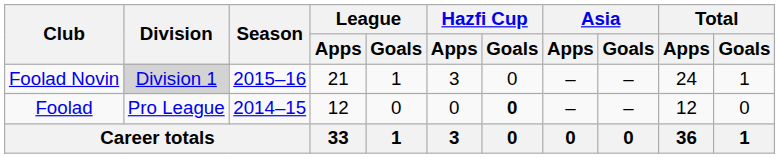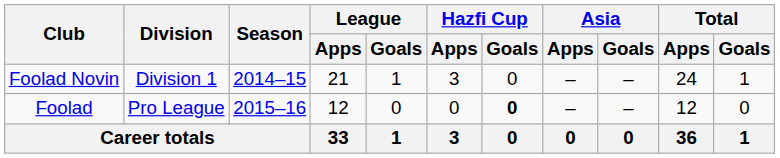(176, 78) lightgrey background -> (176, 78) no background
(270, 78) 2015–16 -> (270, 78) 2014–15
(270, 108) 2014–15 -> (270, 108) 2015–16
